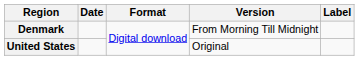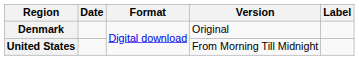(255, 30) From Morning Till Midnight -> (211, 30) Original
(211, 47) Original -> (255, 47) From Morning Till Midnight
